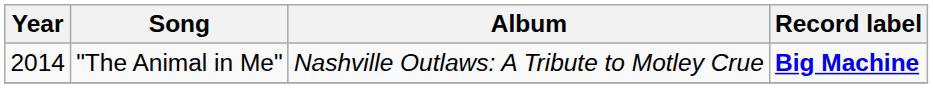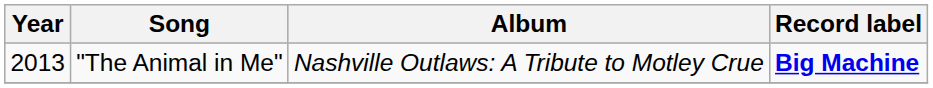(38, 62) 2014 -> (38, 62) 2013
